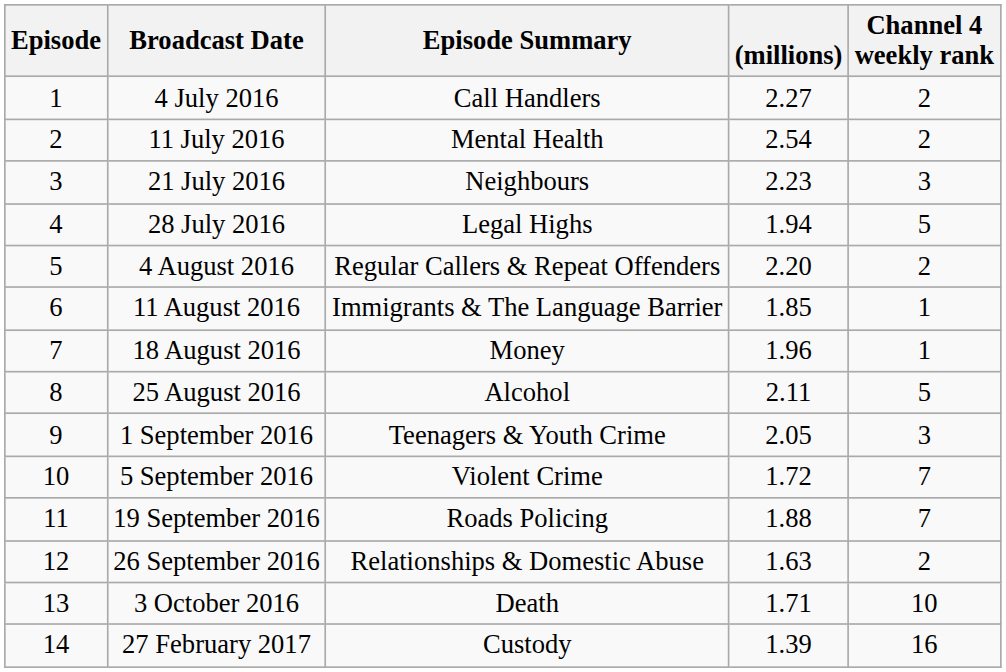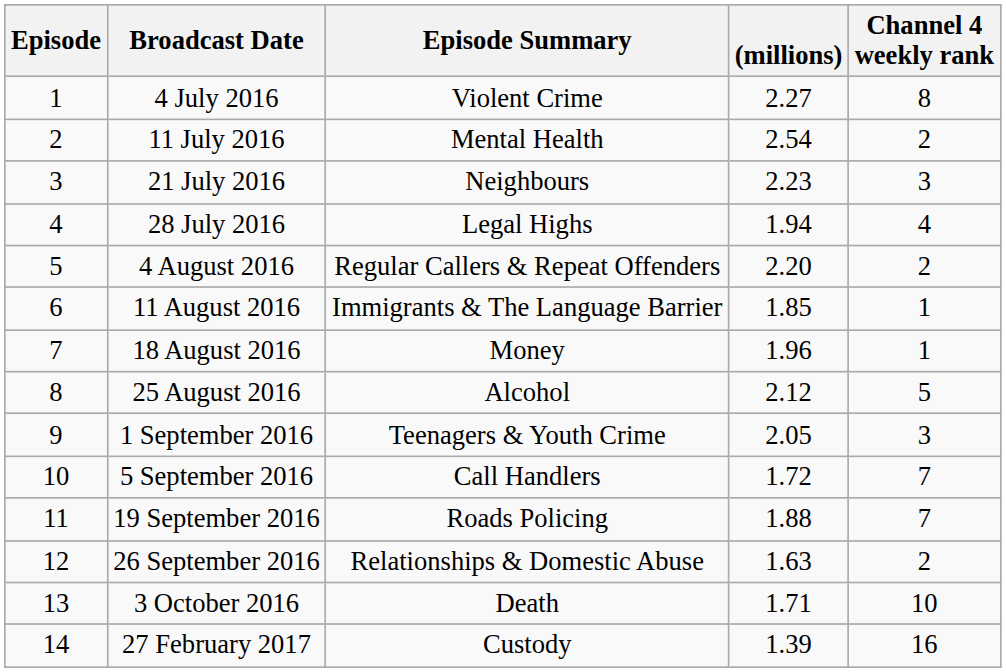(527, 97) Call Handlers -> (527, 97) Violent Crime
(924, 97) 2 -> (924, 97) 8
(924, 223) 5 -> (924, 223) 4
(789, 392) 2.11 -> (789, 392) 2.12
(527, 476) Violent Crime -> (527, 476) Call Handlers
